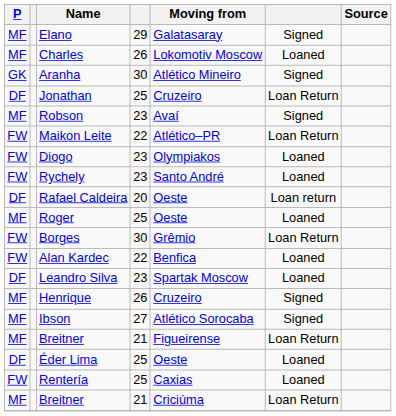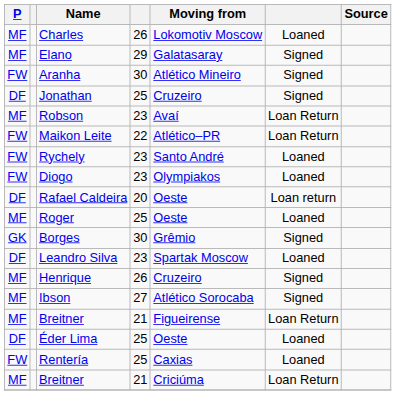rows swapped: (55, 34) <-> (61, 55)
(17, 75) GK -> (17, 75) FW
(303, 95) Loan Return -> (303, 95) Signed
(303, 116) Signed -> (303, 116) Loan Return
rows swapped: (56, 156) <-> (62, 177)
(17, 237) FW -> (17, 237) GK
(303, 237) Loan Return -> (303, 237) Signed
- row: (74, 258)
